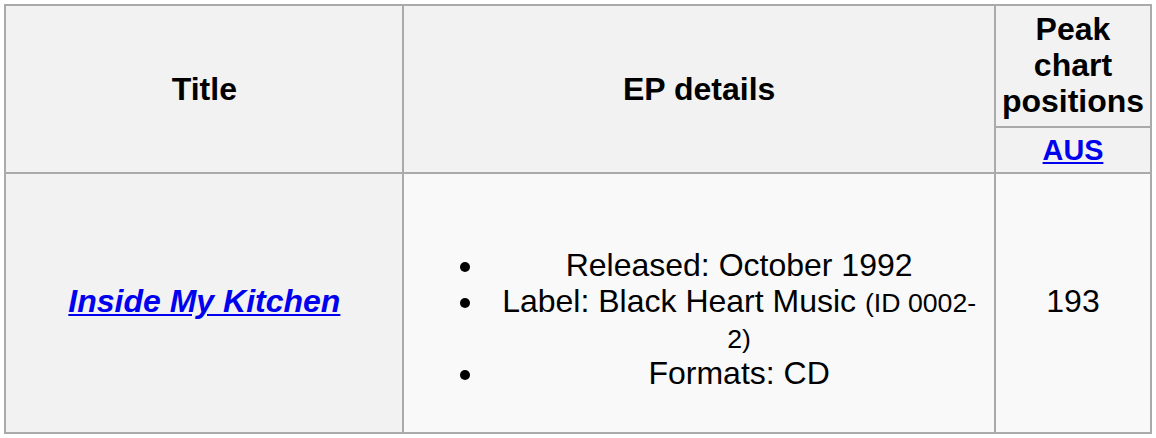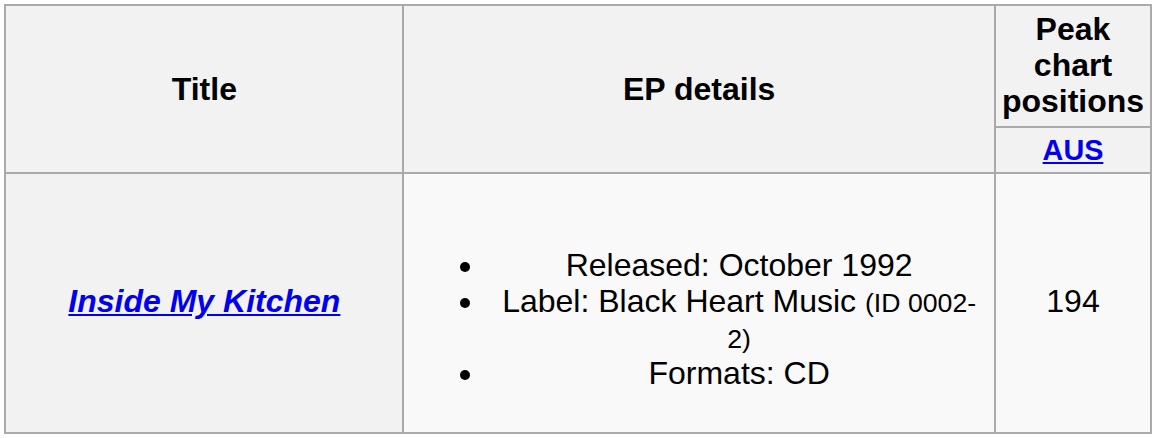(1073, 302) 193 -> (1073, 302) 194
